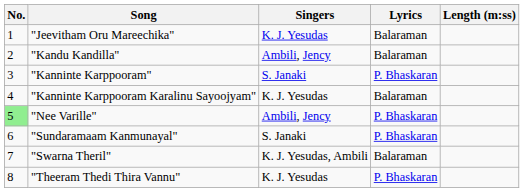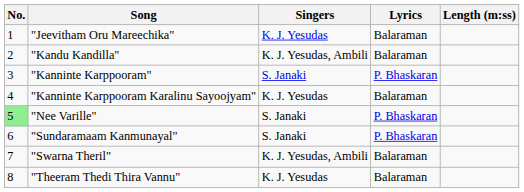(296, 55) Ambili, Jency -> (315, 55) K. J. Yesudas, Ambili
(296, 116) Ambili, Jency -> (284, 116) S. Janaki
(406, 177) P. Bhaskaran -> (400, 177) Balaraman
